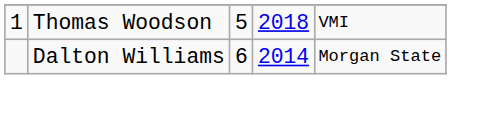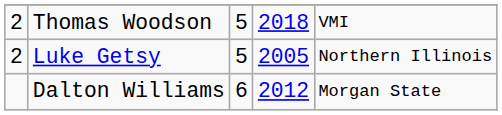(16, 22) 1 -> (16, 22) 2
+ row: (97, 57)
(283, 57) 2014 -> (283, 92) 2012
